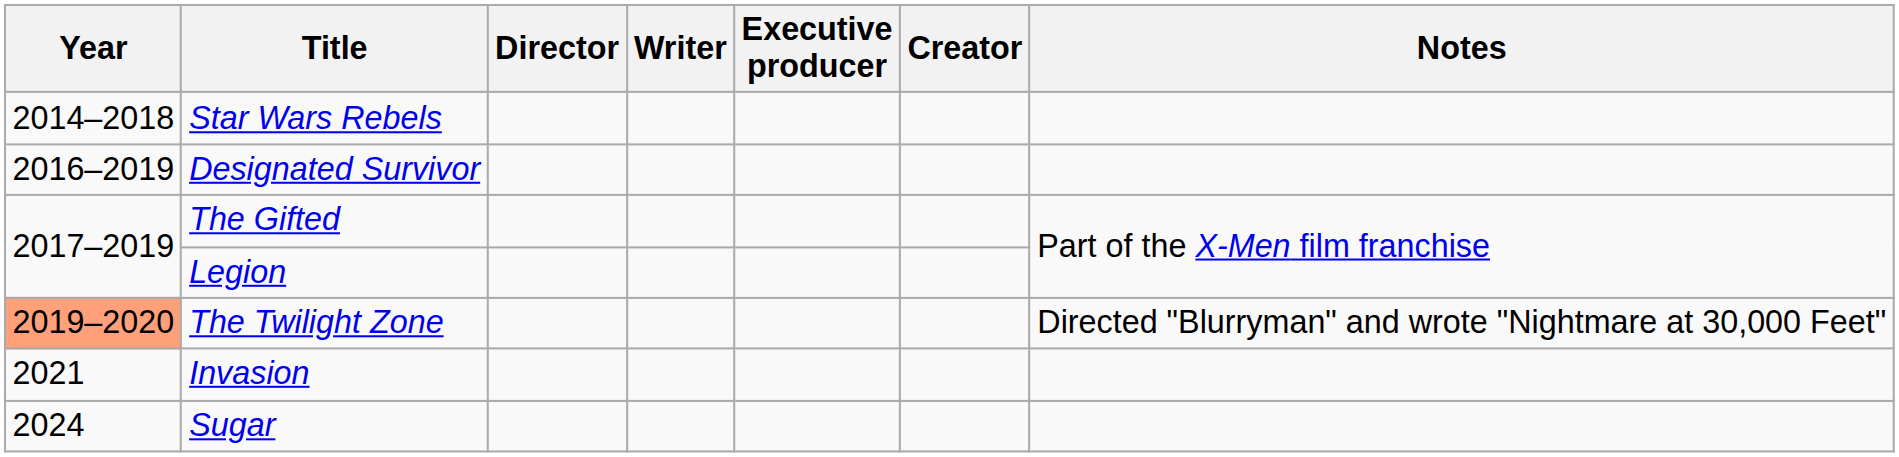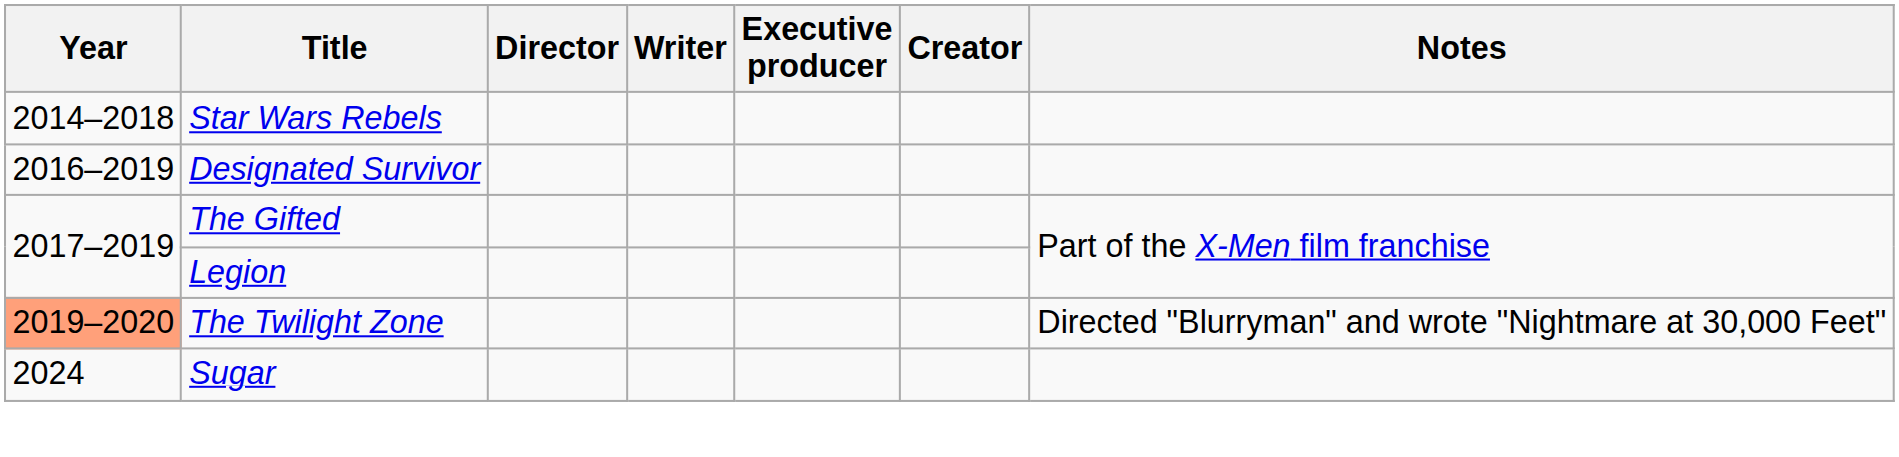- row: (249, 374)
